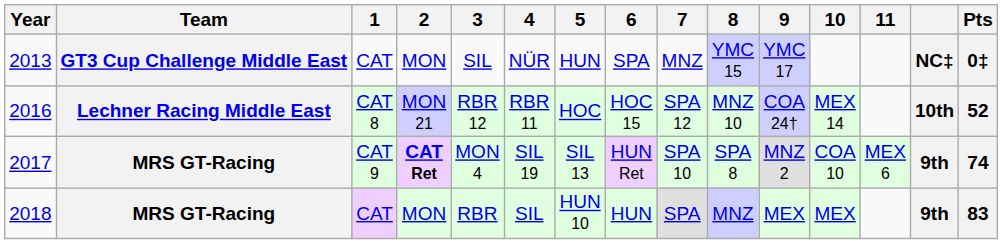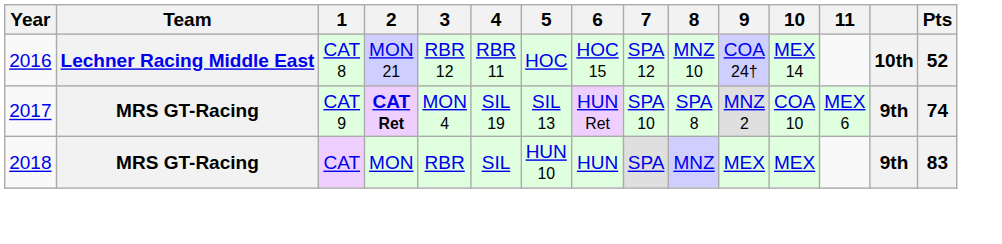- row: (30, 60)
